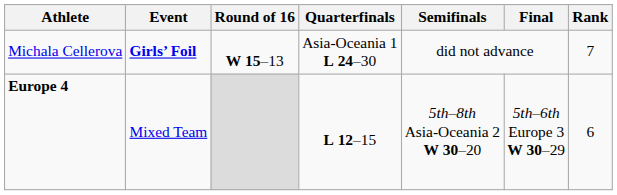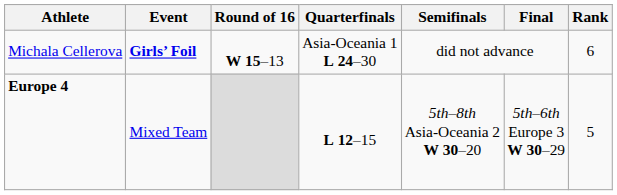(590, 52) 7 -> (590, 52) 6
(590, 132) 6 -> (590, 132) 5
